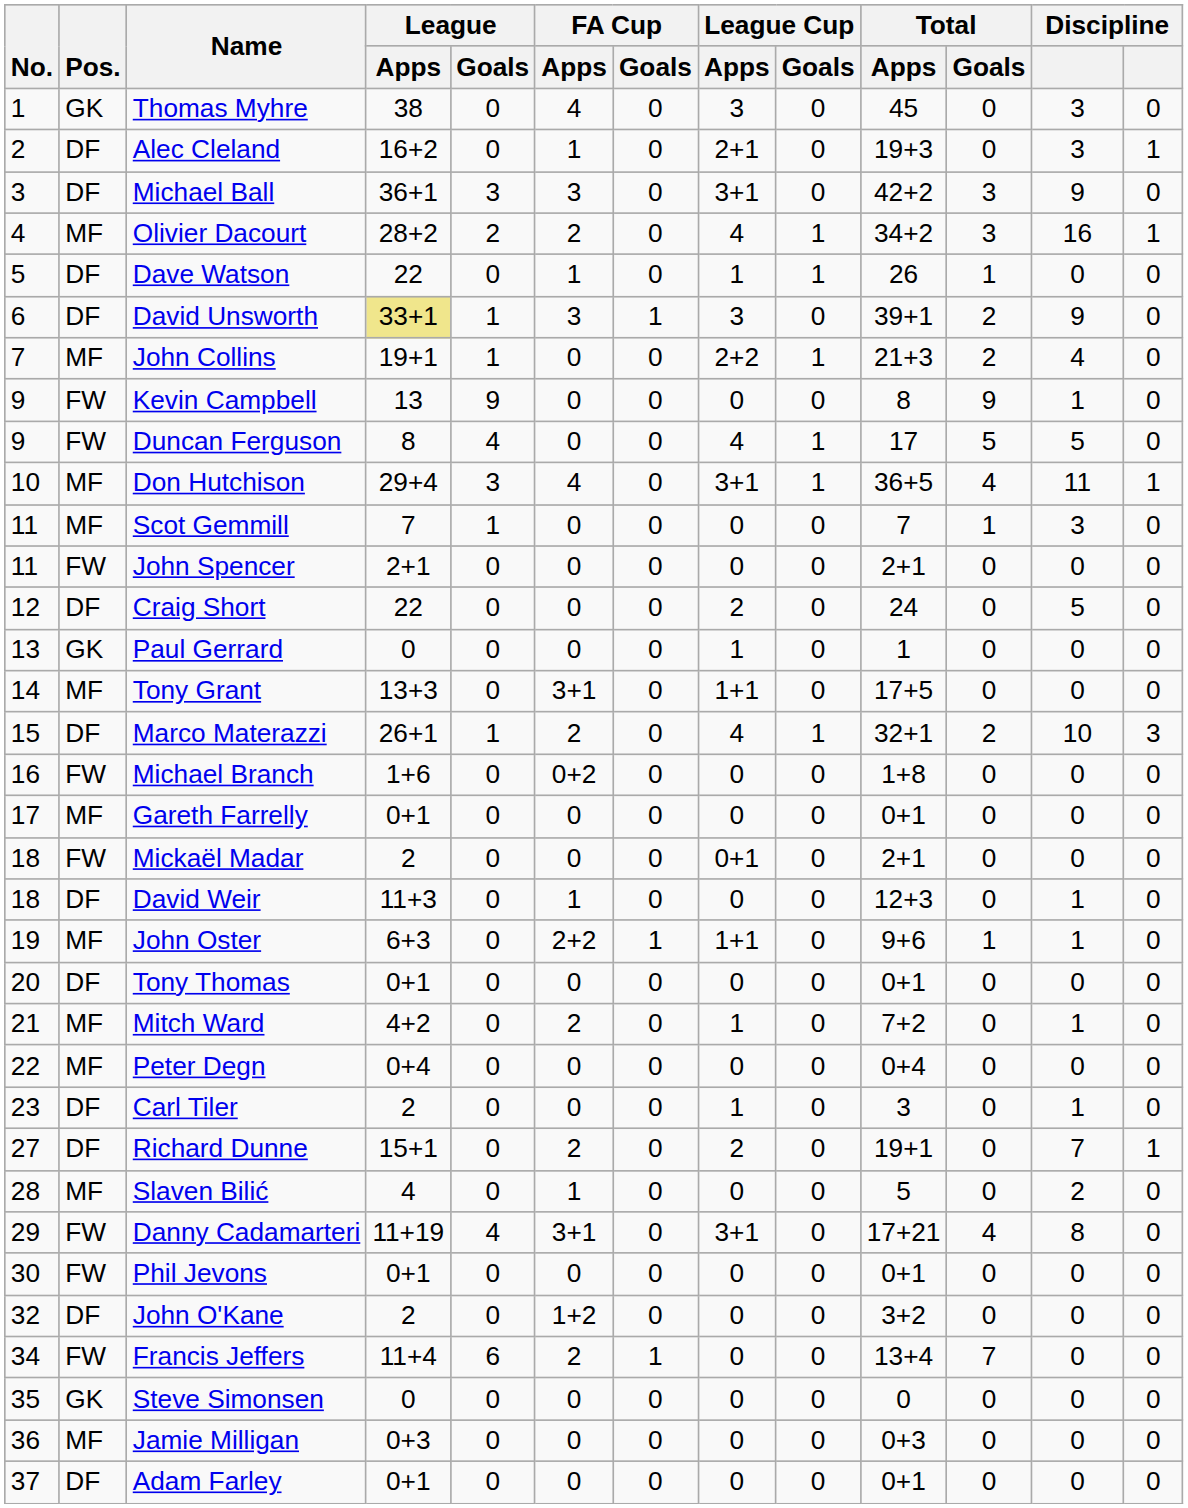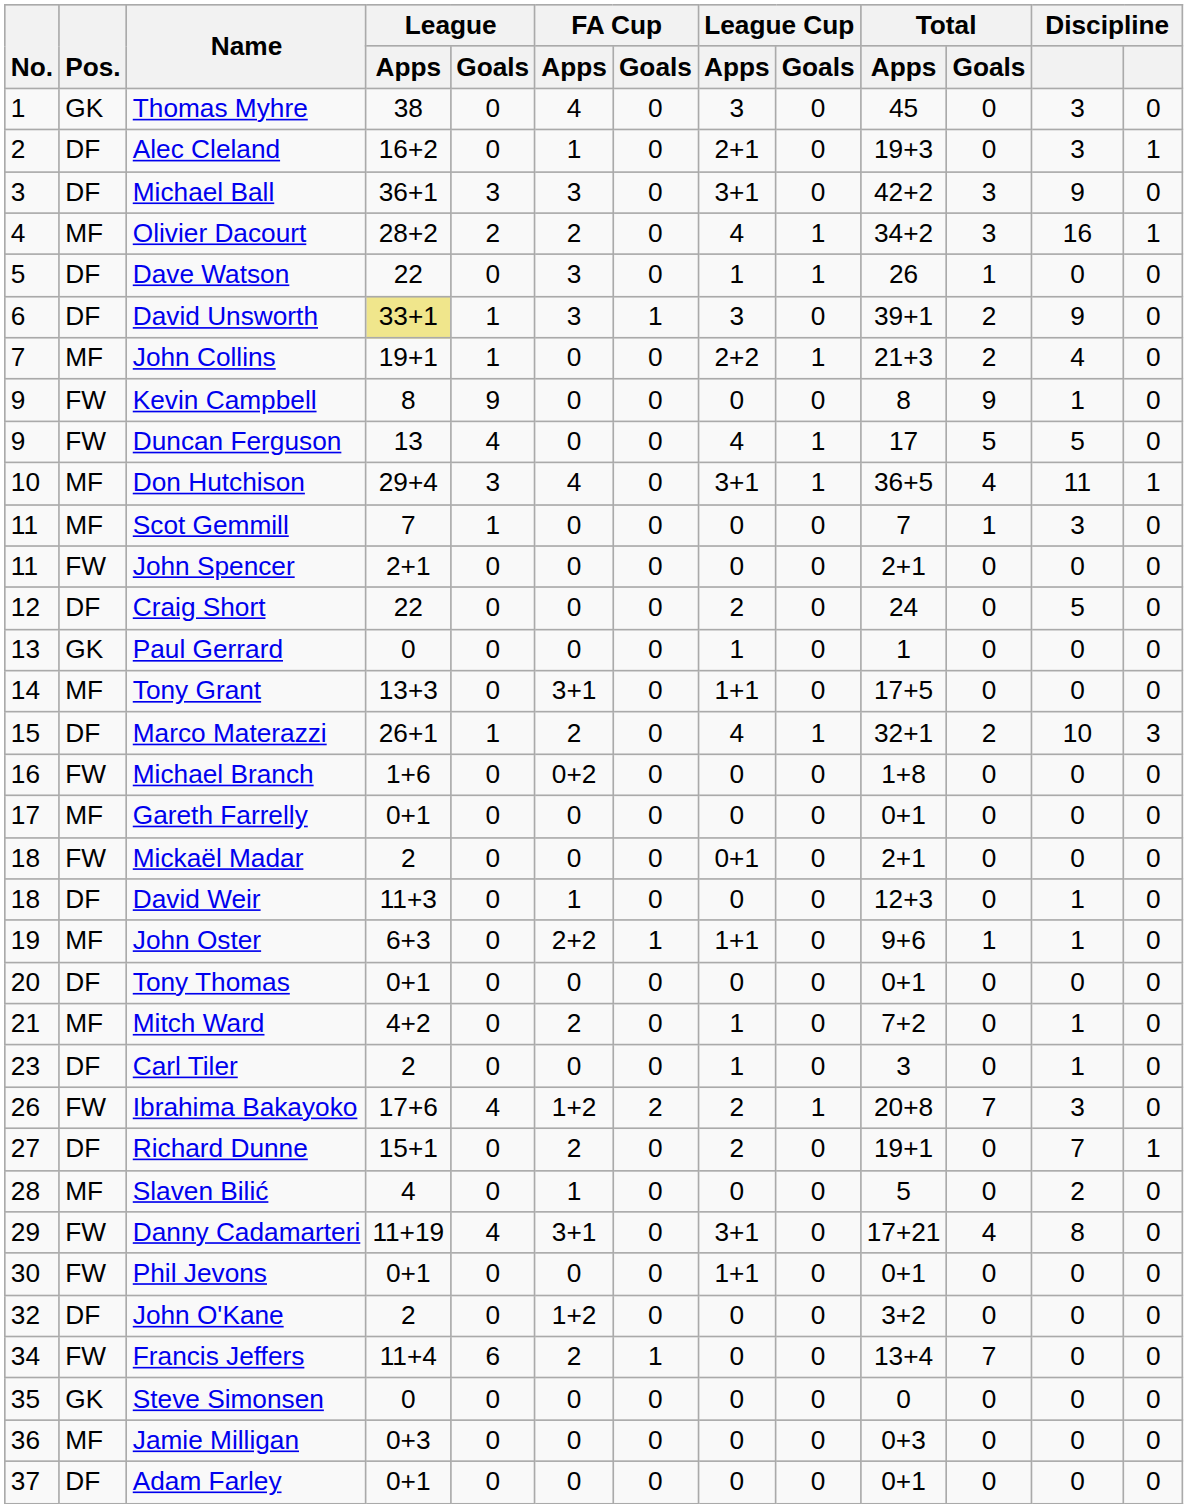(574, 274) 1 -> (574, 274) 3
(408, 399) 13 -> (408, 399) 8
(408, 441) 8 -> (408, 441) 13
- row: (199, 1065)
+ row: (245, 1107)
(737, 1273) 0 -> (737, 1273) 1+1
